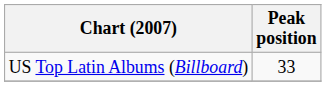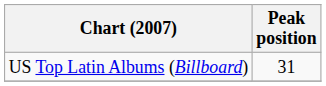(286, 66) 33 -> (286, 66) 31
